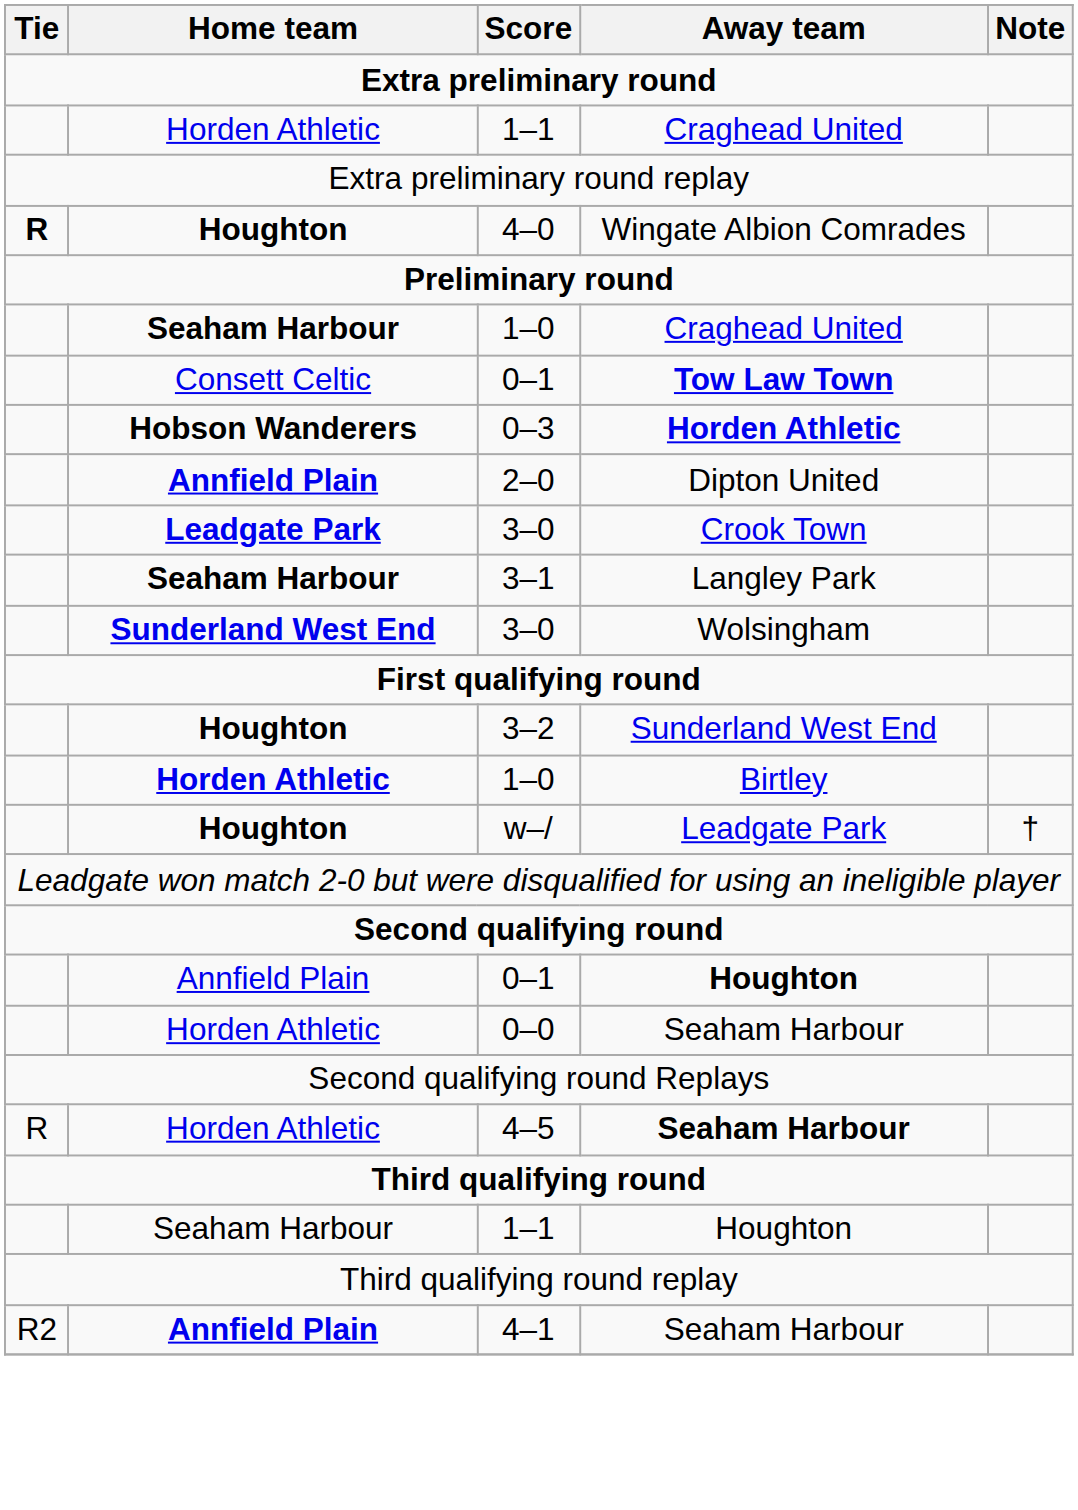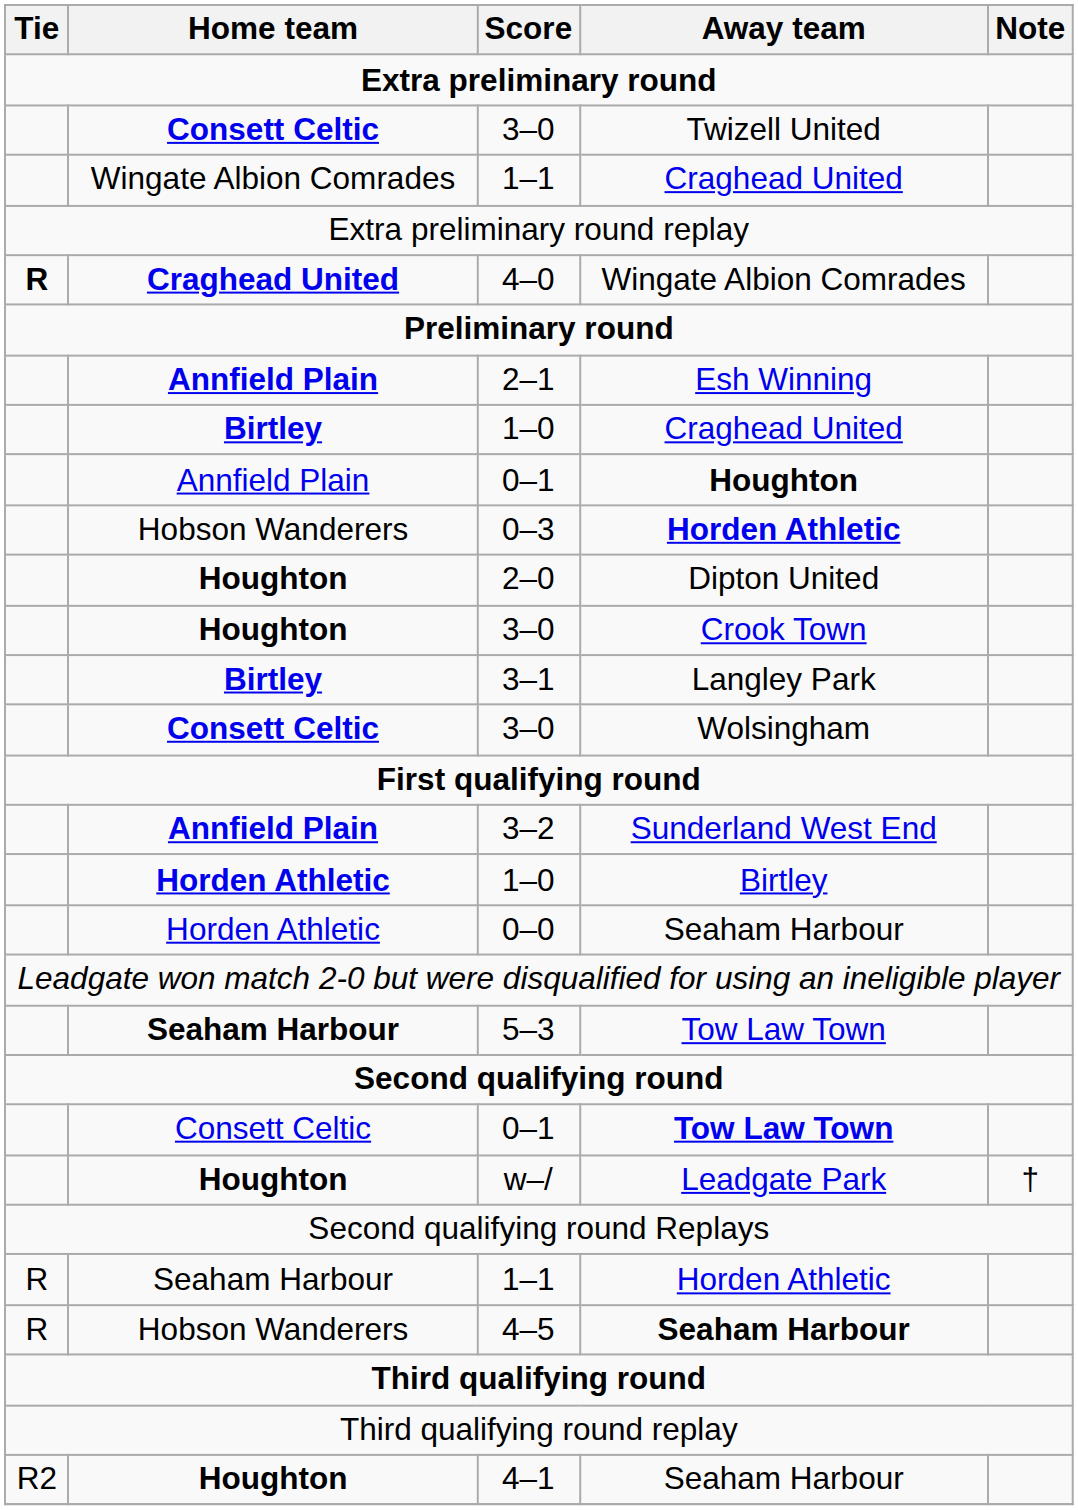+ row: (528, 129)
(273, 129) Horden Athletic -> (273, 179) Wingate Albion Comrades
(273, 229) Houghton -> (273, 279) Craghead United
+ row: (528, 379)
(273, 329) Seaham Harbour -> (273, 429) Birtley
rows swapped: (528, 379) <-> (528, 979)
(273, 429) bold -> (273, 529) normal
(273, 479) Annfield Plain -> (273, 579) Houghton
(273, 529) Leadgate Park -> (273, 629) Houghton
(273, 579) Seaham Harbour -> (273, 679) Birtley
(273, 629) Sunderland West End -> (273, 729) Consett Celtic
(273, 729) Houghton -> (273, 829) Annfield Plain
rows swapped: (528, 829) <-> (528, 1029)
+ row: (528, 1029)
+ row: (528, 1279)
(273, 1129) Horden Athletic -> (273, 1329) Hobson Wanderers
- row: (528, 1229)
(273, 1329) Annfield Plain -> (273, 1479) Houghton
